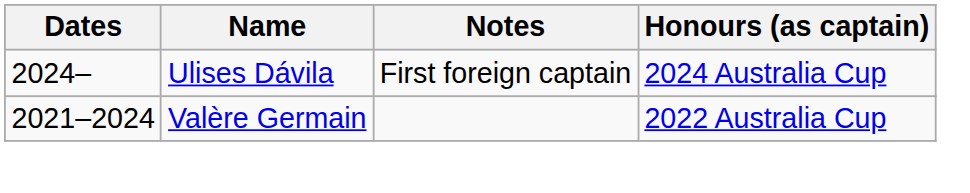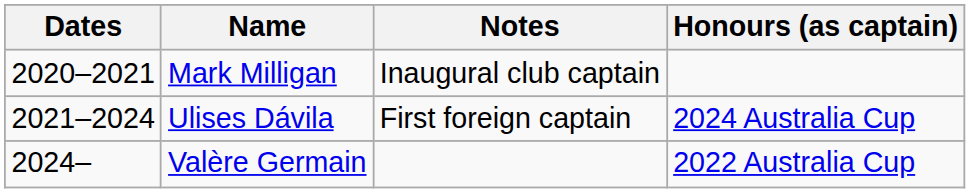+ row: (252, 72)
(51, 72) 2024– -> (83, 118) 2021–2024
(83, 118) 2021–2024 -> (51, 163) 2024–
